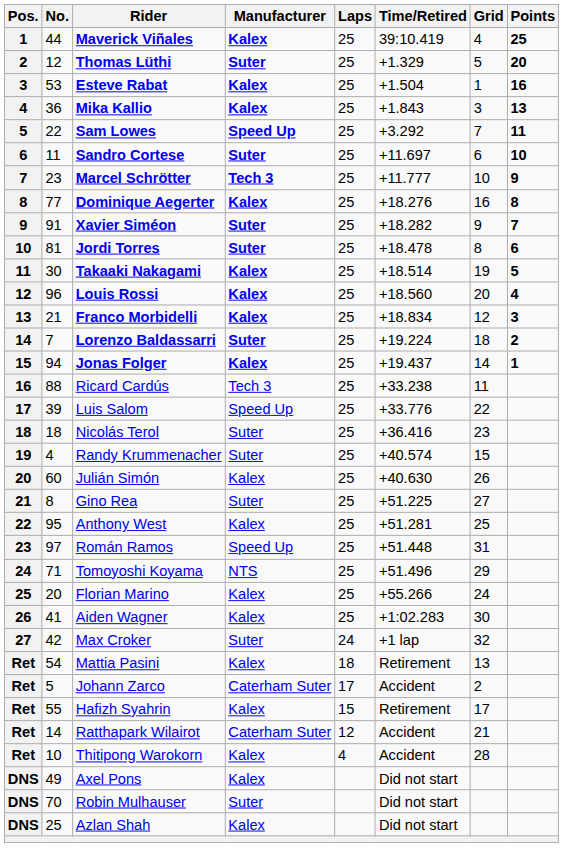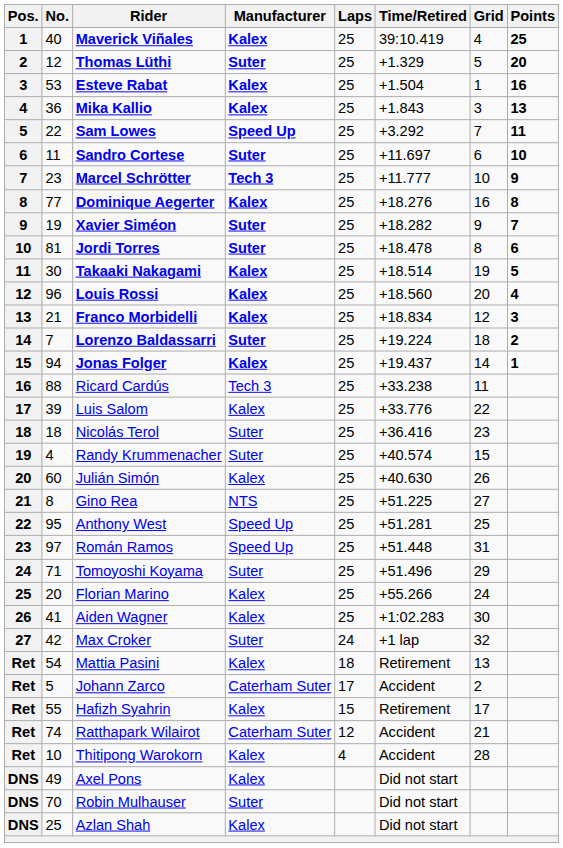(54, 39) 44 -> (54, 39) 40
(54, 224) 91 -> (54, 224) 19
(261, 409) Speed Up -> (247, 409) Kalex
(246, 501) Suter -> (243, 501) NTS
(247, 524) Kalex -> (261, 524) Speed Up
(243, 571) NTS -> (246, 571) Suter
(54, 732) 14 -> (54, 732) 74
